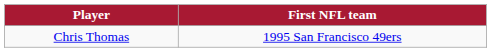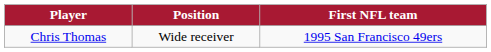+ column: (196, 15)
